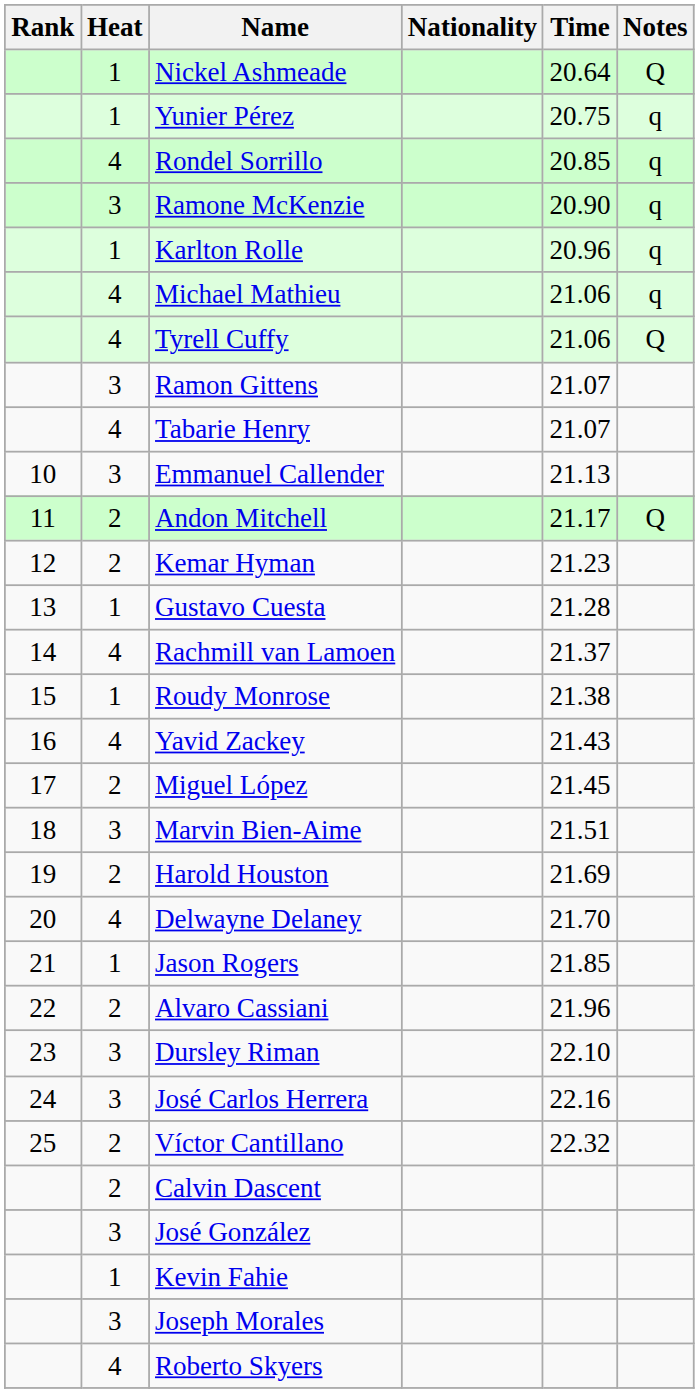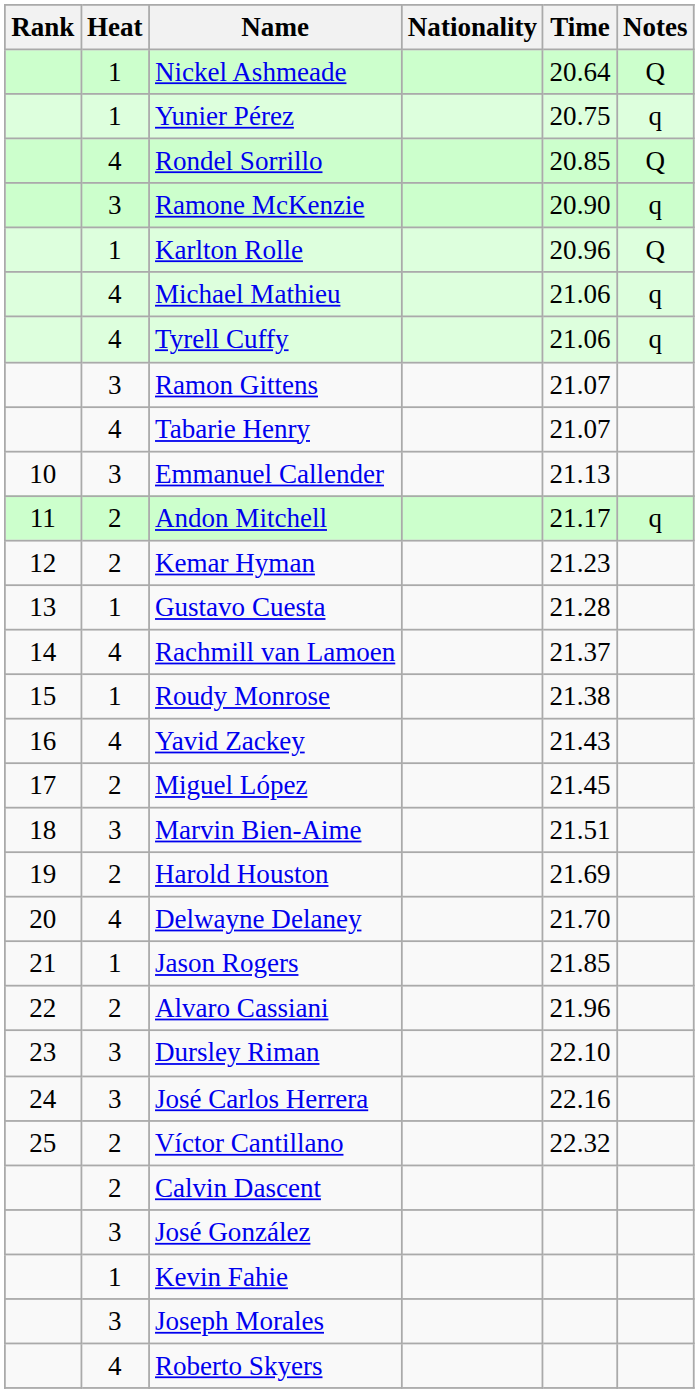(655, 160) q -> (655, 160) Q
(655, 250) q -> (655, 250) Q
(655, 339) Q -> (655, 339) q
(655, 517) Q -> (655, 517) q
